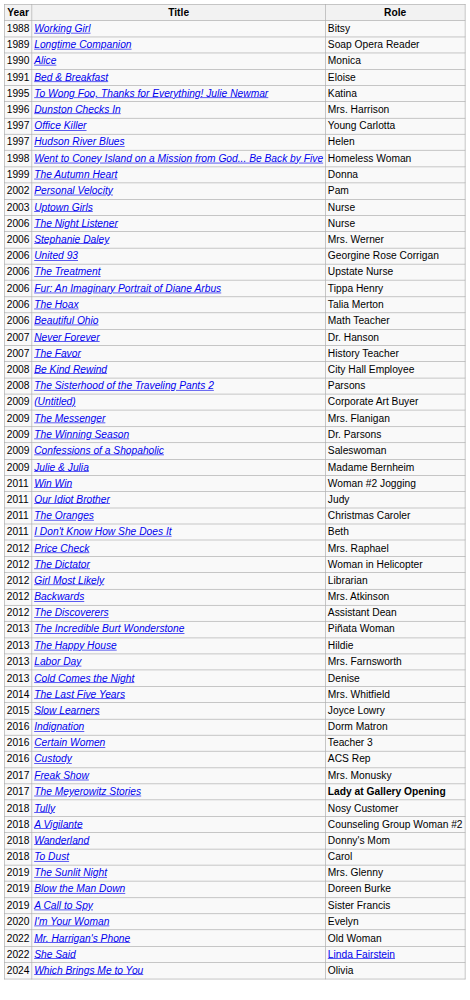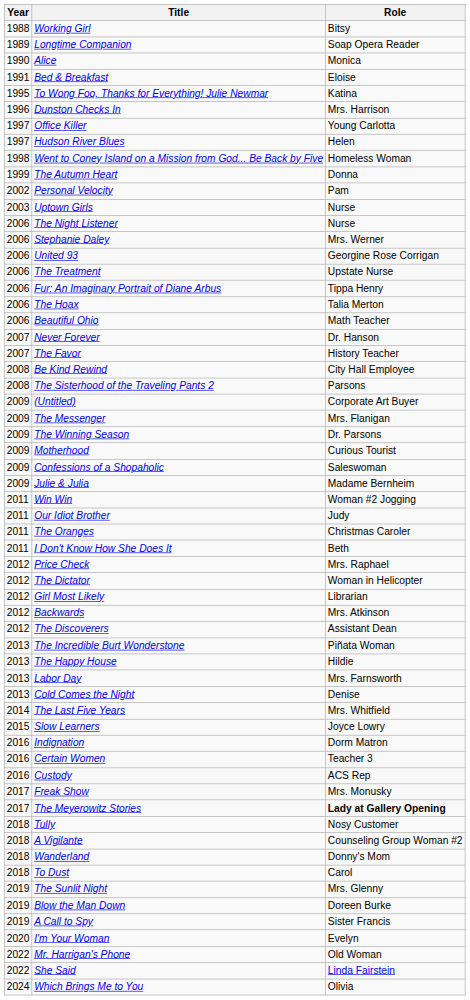+ row: (62, 451)
